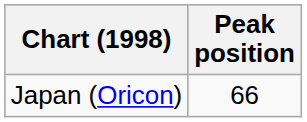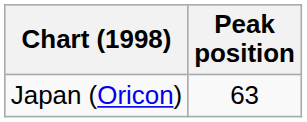(245, 95) 66 -> (245, 95) 63
